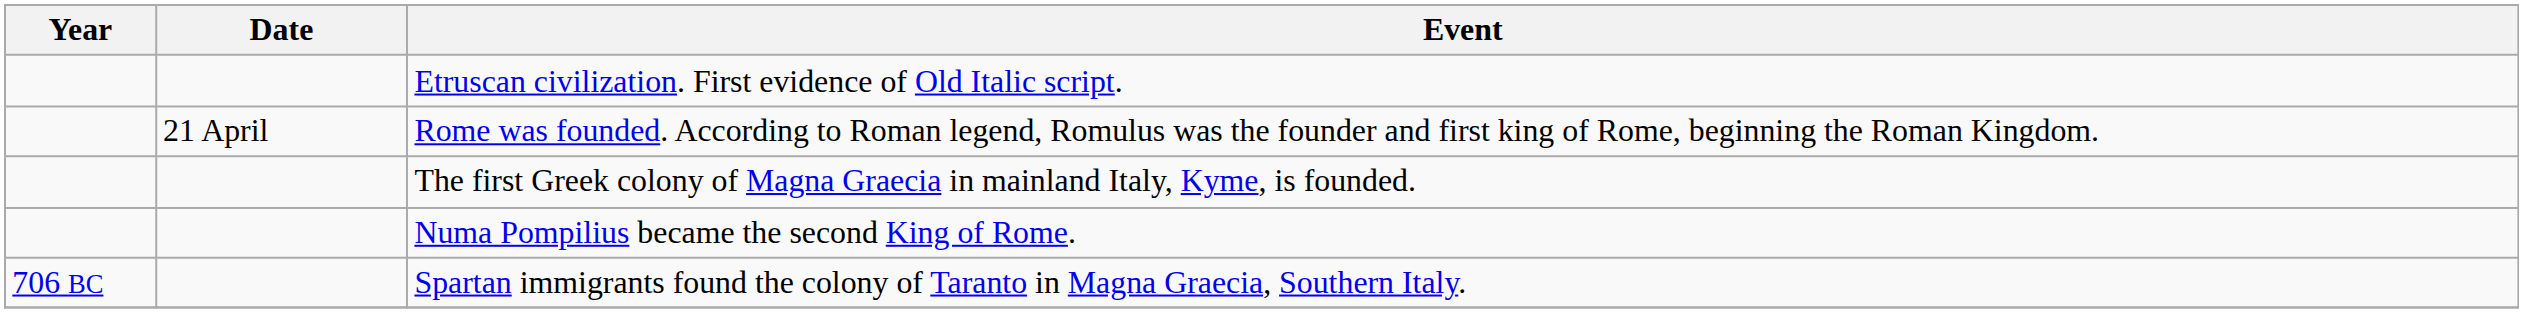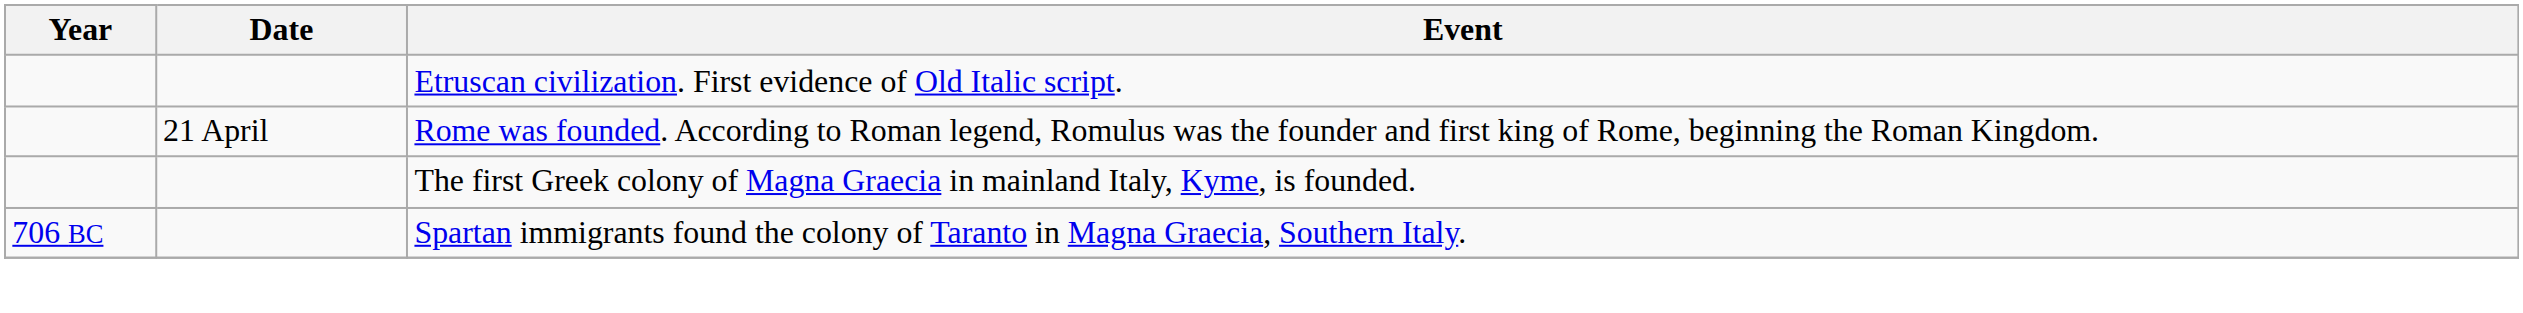- row: (745, 231)
